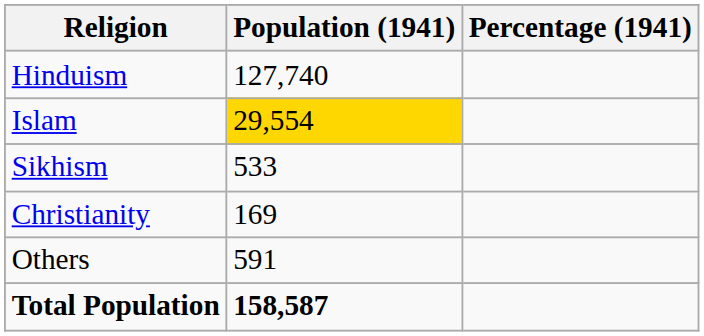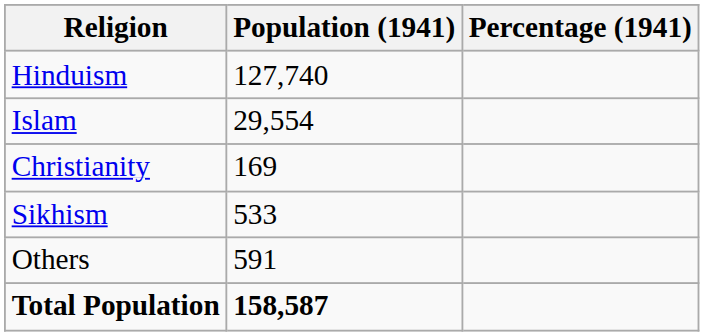(273, 120) gold background -> (273, 120) no background
rows swapped: (60, 167) <-> (81, 213)
